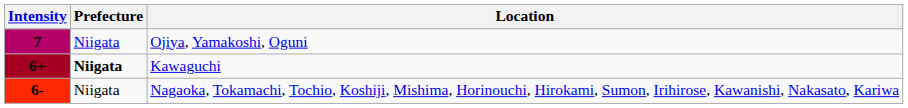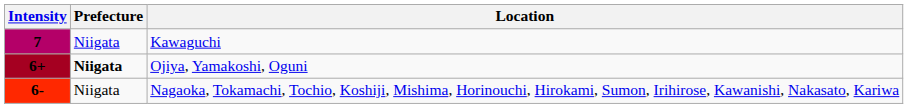(229, 41) Ojiya, Yamakoshi, Oguni -> (186, 41) Kawaguchi
(186, 66) Kawaguchi -> (229, 66) Ojiya, Yamakoshi, Oguni
